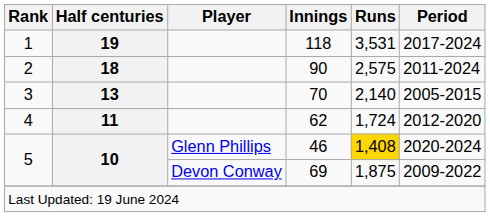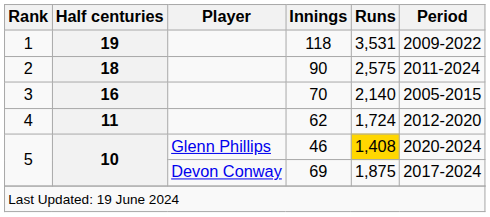(442, 43) 2017-2024 -> (442, 43) 2009-2022
(110, 95) 13 -> (110, 95) 16
(442, 172) 2009-2022 -> (442, 172) 2017-2024
